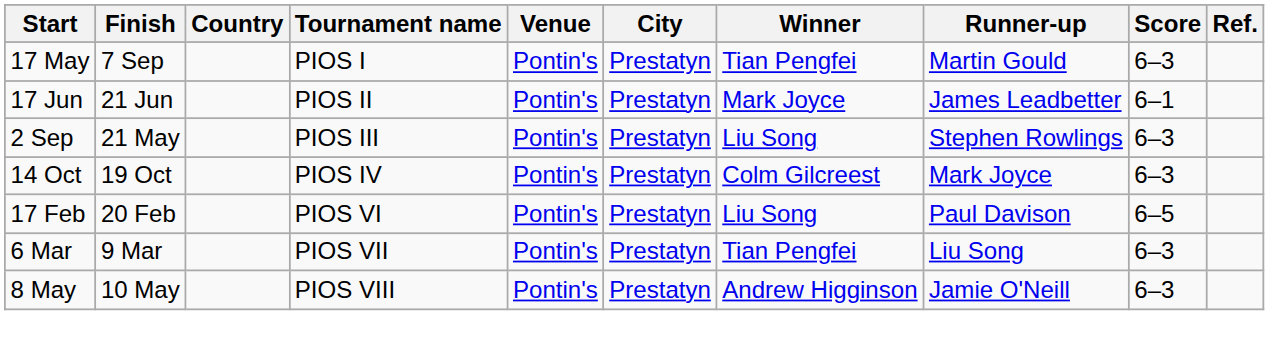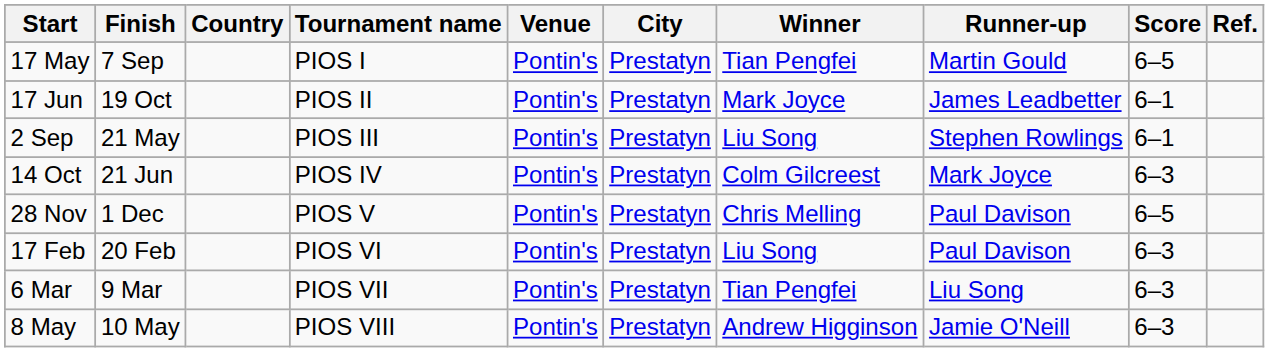(1154, 61) 6–3 -> (1154, 61) 6–5
(137, 99) 21 Jun -> (136, 99) 19 Oct
(1154, 137) 6–3 -> (1154, 137) 6–1
(136, 175) 19 Oct -> (137, 175) 21 Jun
+ row: (49, 213)
(1154, 213) 6–5 -> (1154, 251) 6–3
